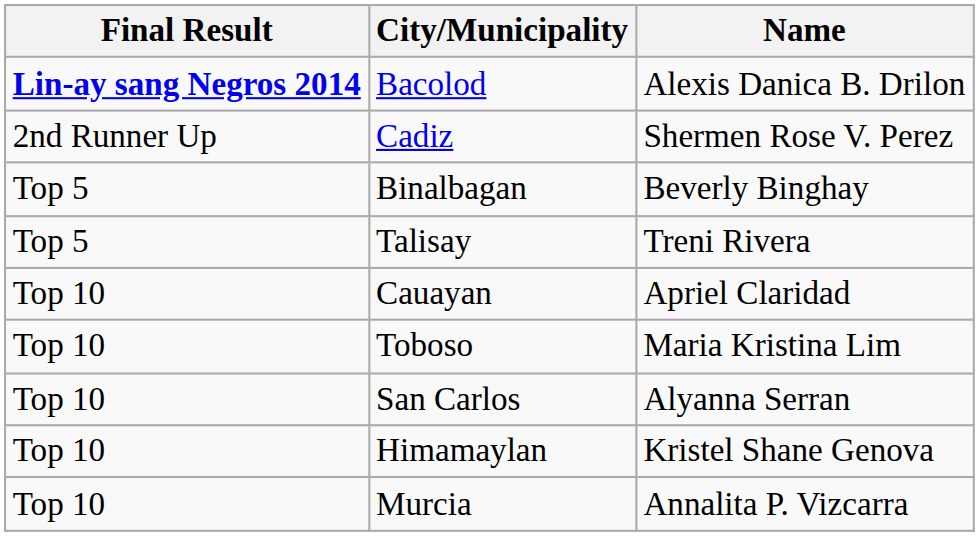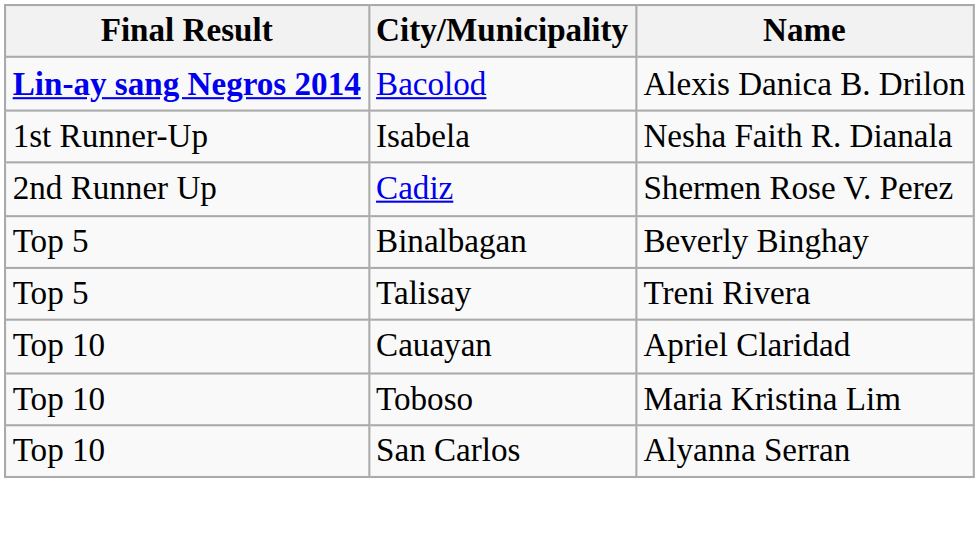+ row: (423, 135)
- row: (462, 450)
- row: (424, 503)
